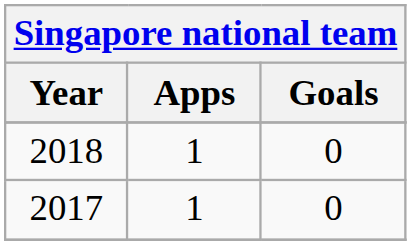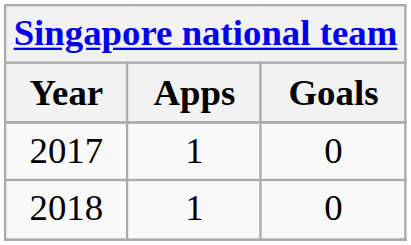rows swapped: (66, 208) <-> (66, 150)
